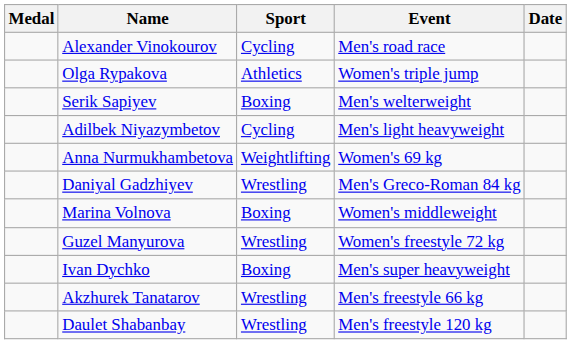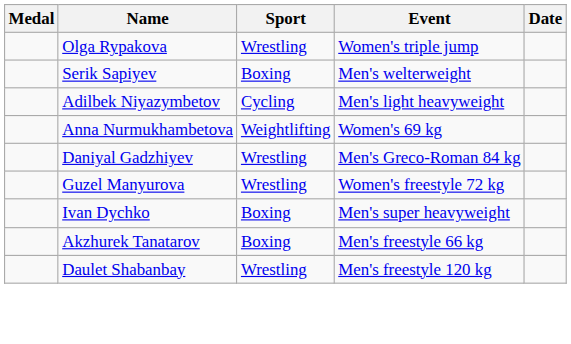- row: (139, 46)
(271, 74) Athletics -> (274, 46) Wrestling
- row: (116, 213)
(274, 296) Wrestling -> (266, 241) Boxing
